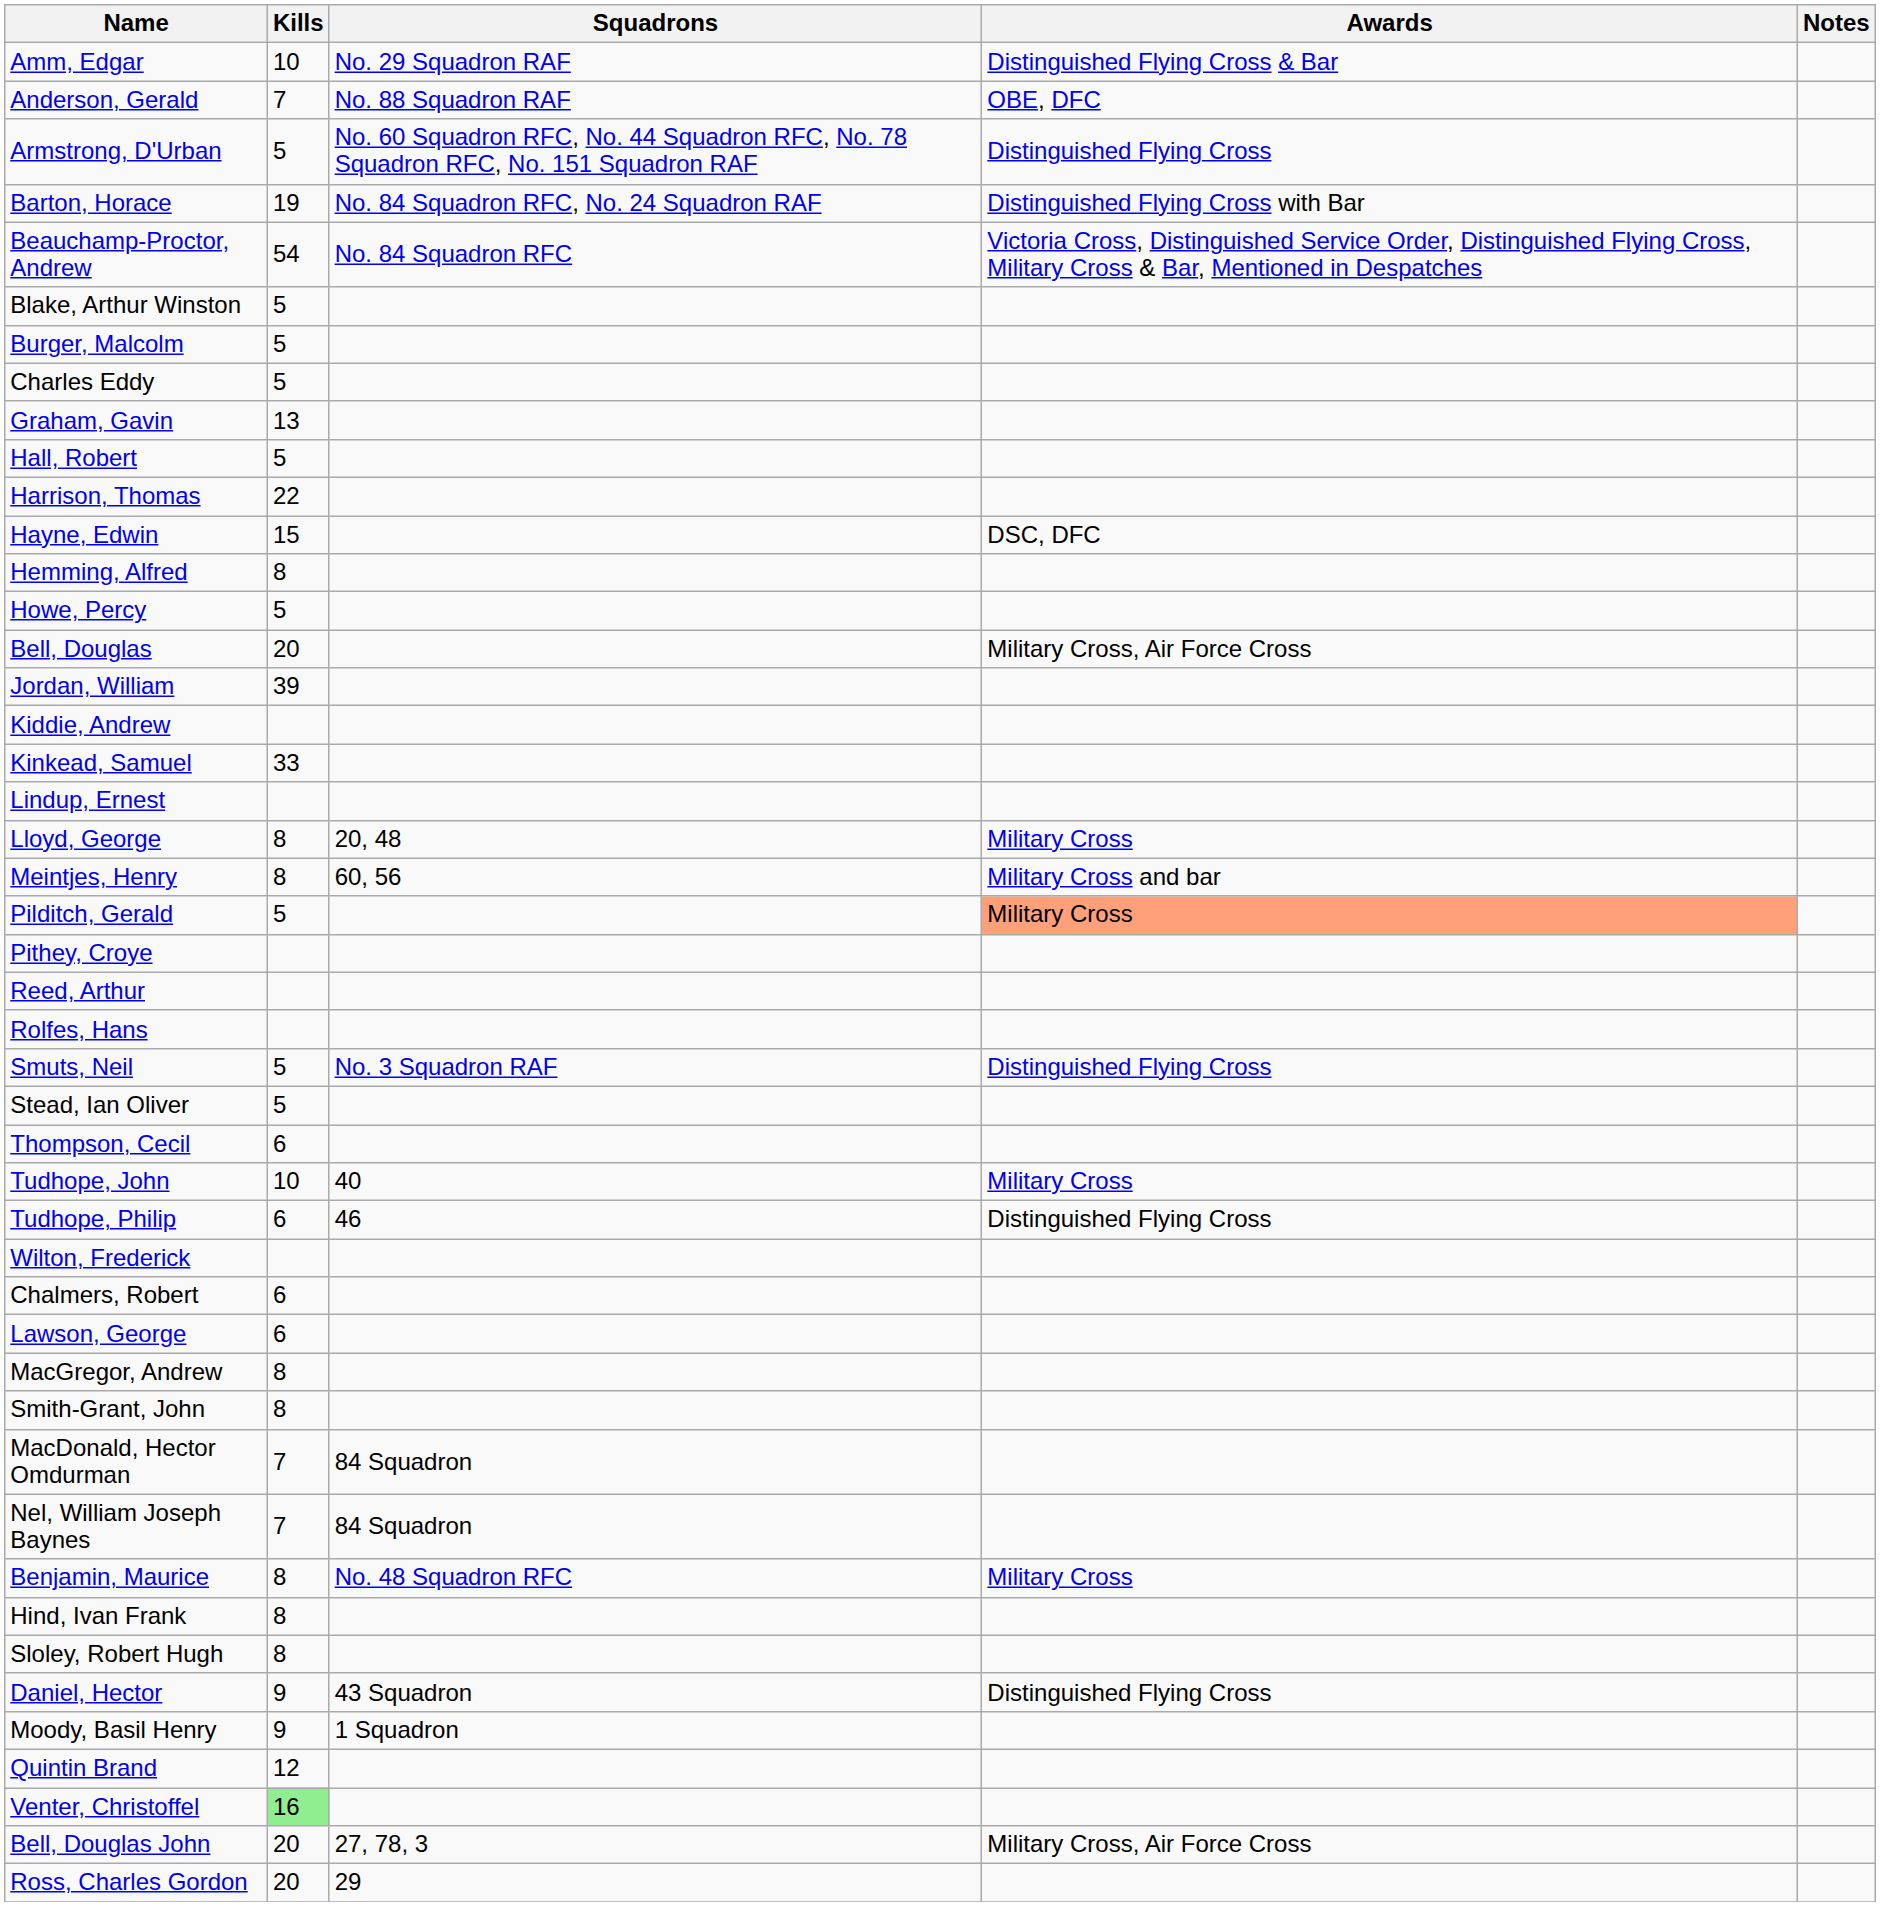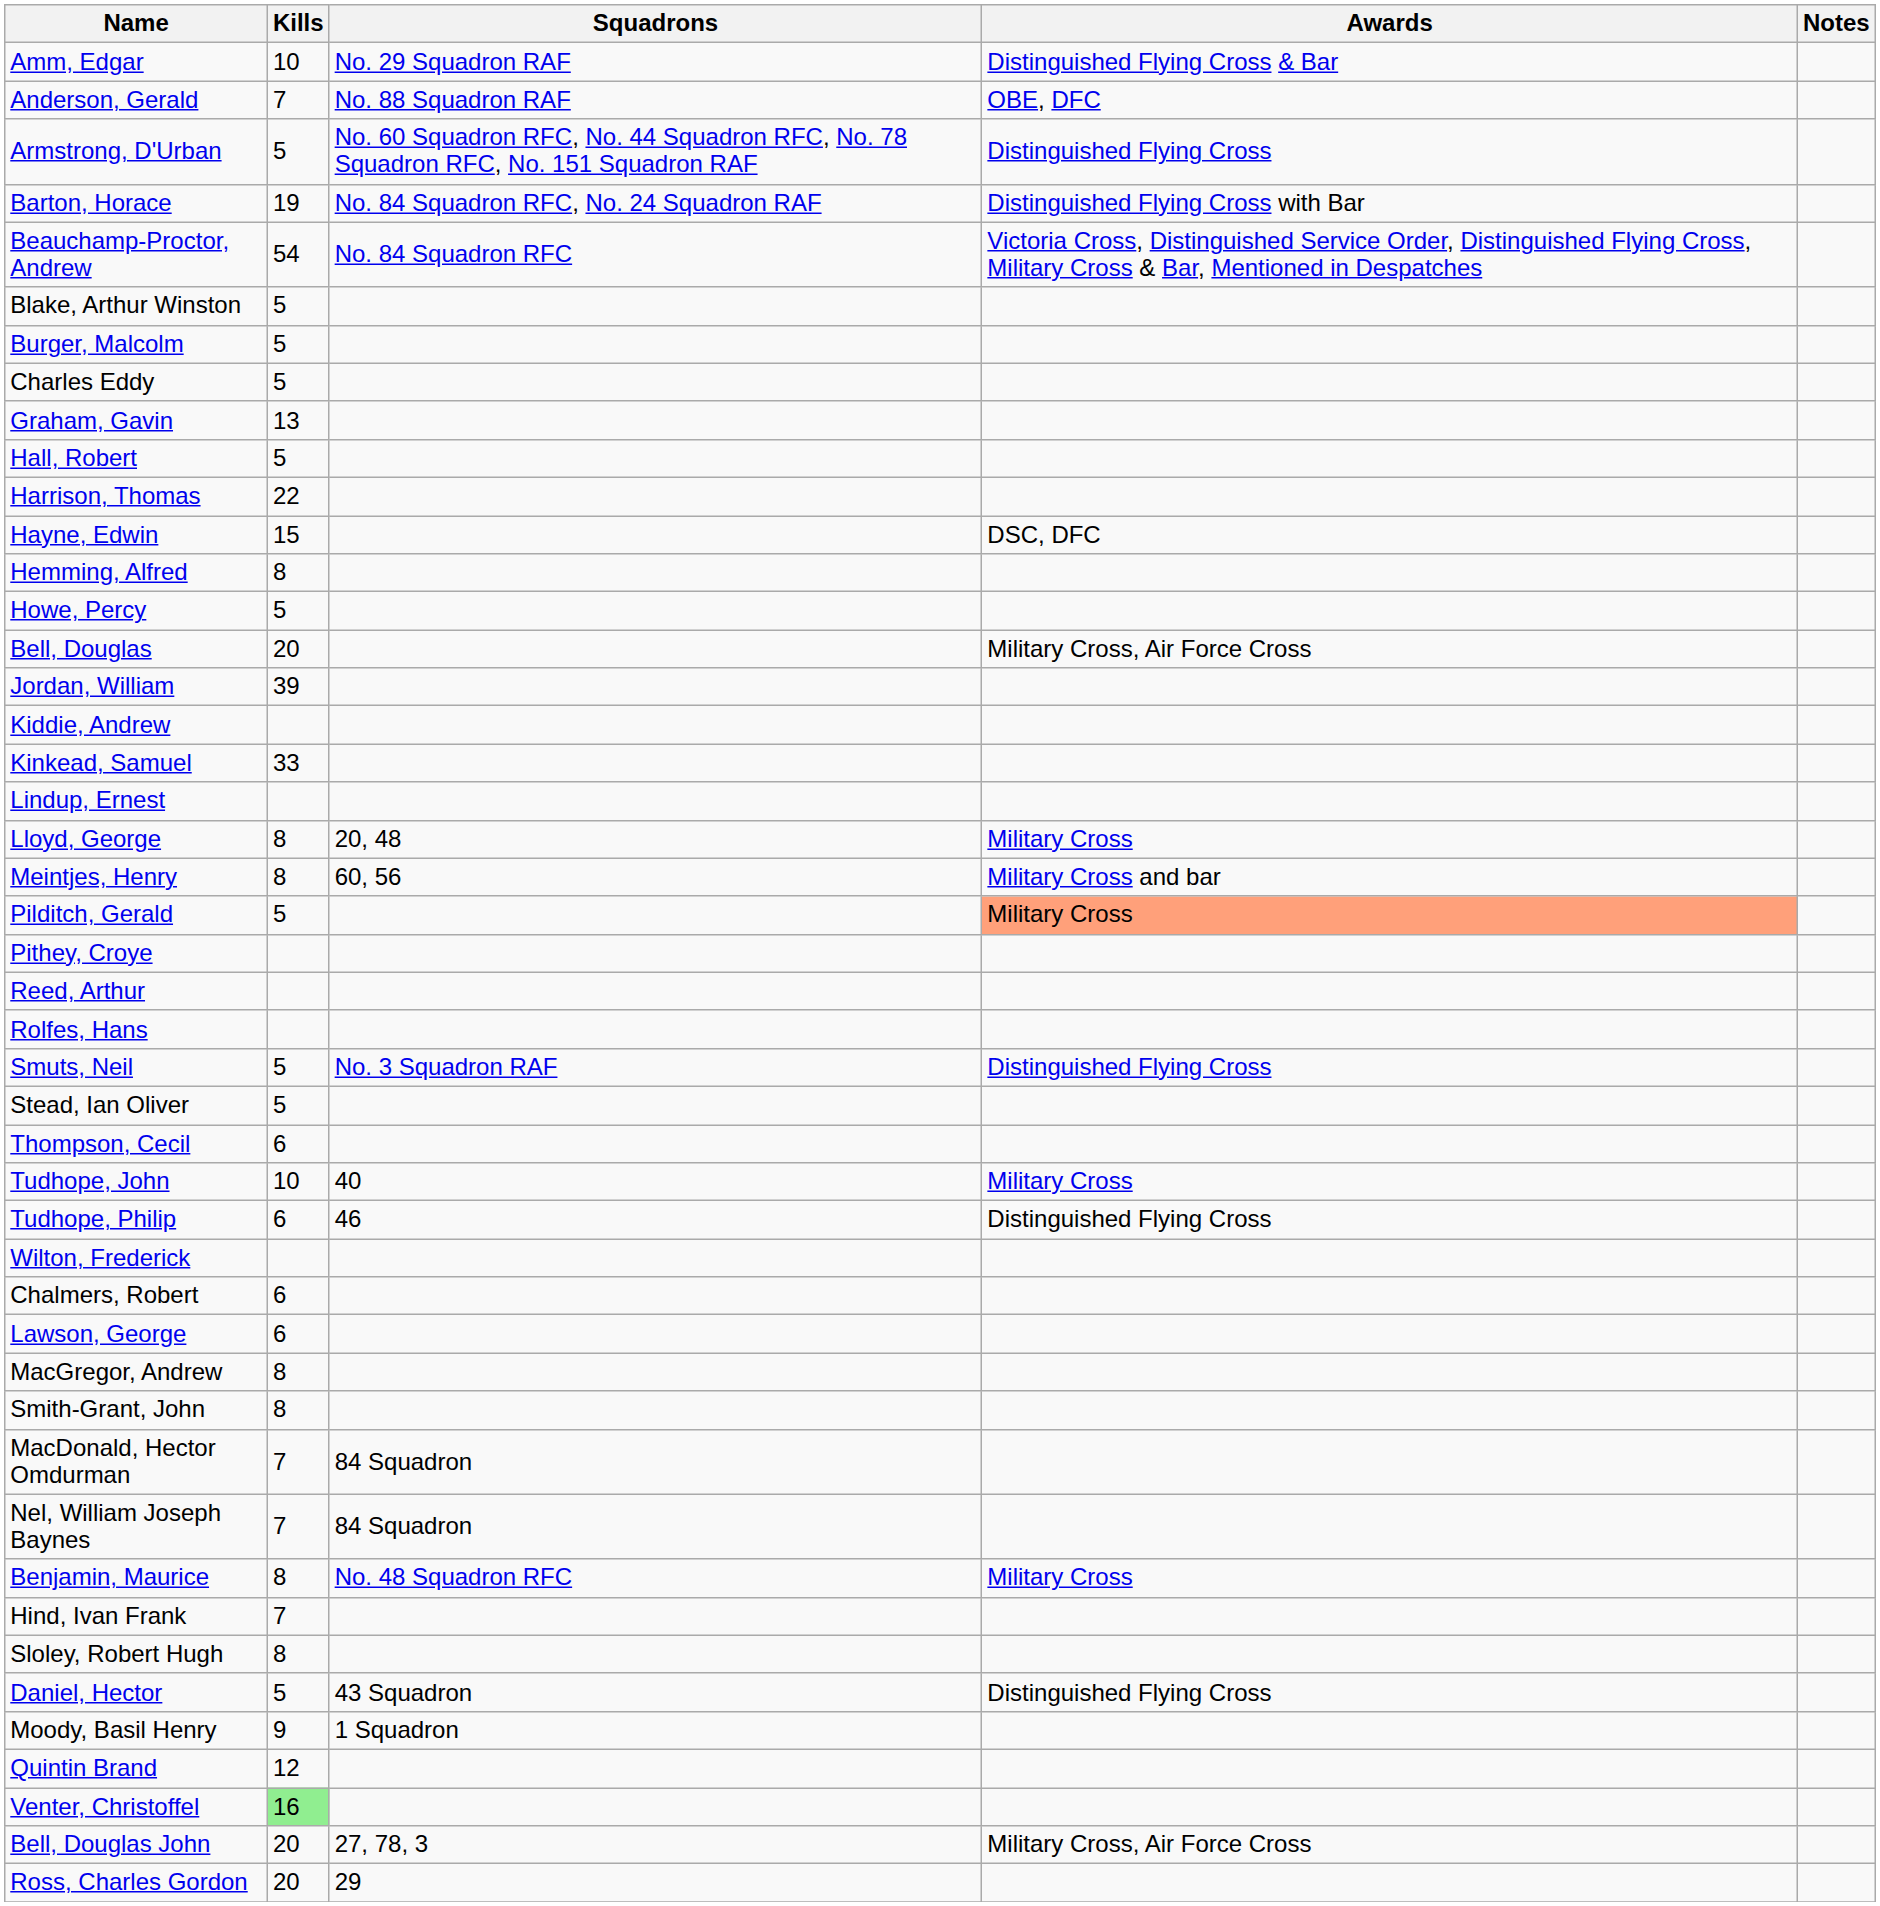(280, 1615) 8 -> (280, 1615) 7
(280, 1692) 9 -> (280, 1692) 5
